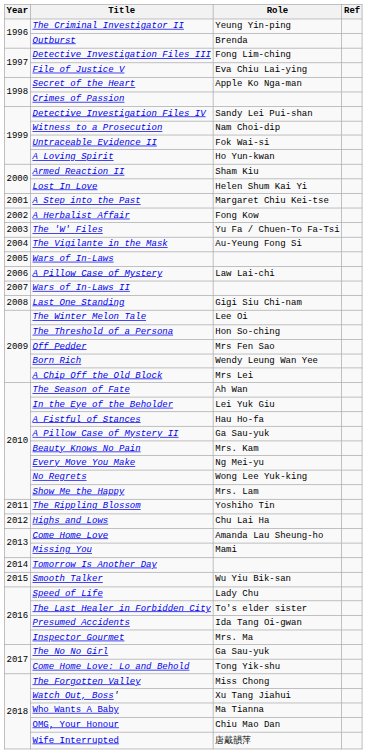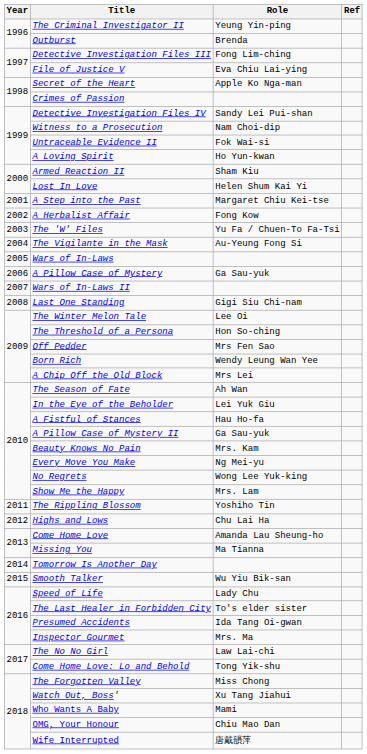(245, 274) Law Lai-chi -> (242, 274) Ga Sau-yuk
(226, 550) Mami -> (240, 550) Ma Tianna
(242, 652) Ga Sau-yuk -> (245, 652) Law Lai-chi
(240, 711) Ma Tianna -> (226, 711) Mami
